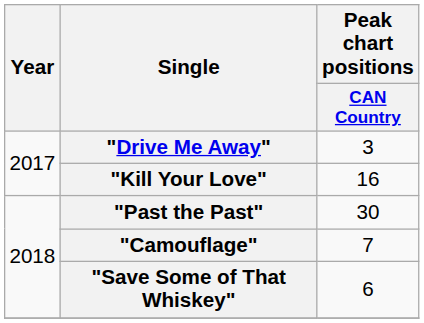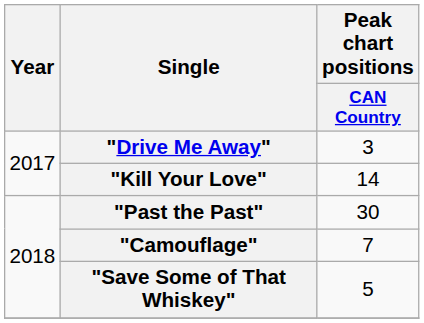(368, 179) 16 -> (368, 179) 14
(368, 289) 6 -> (368, 289) 5
